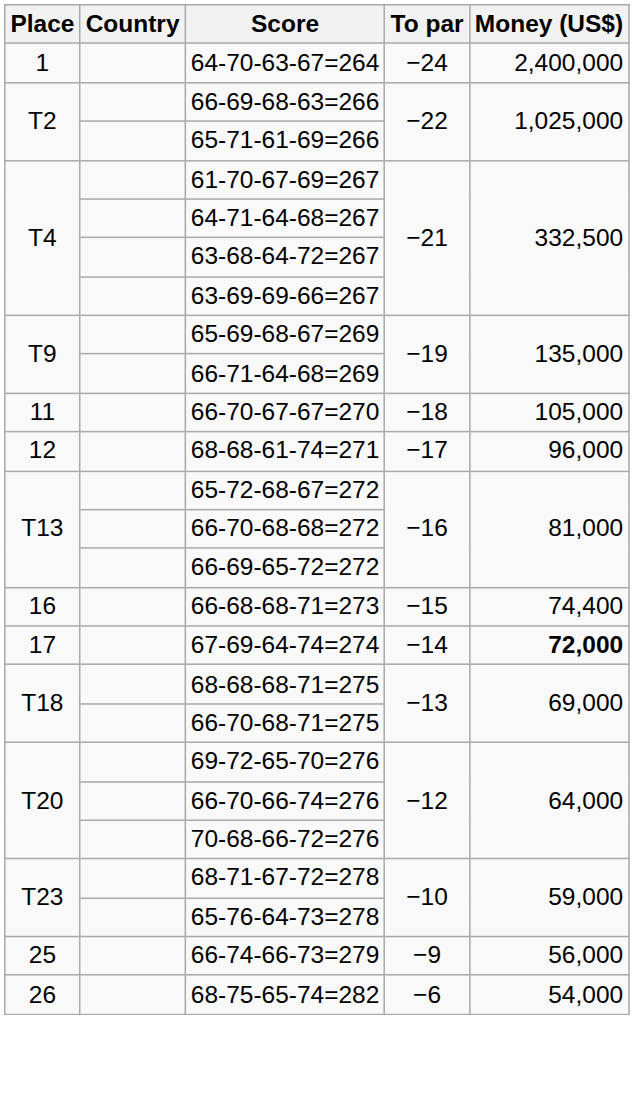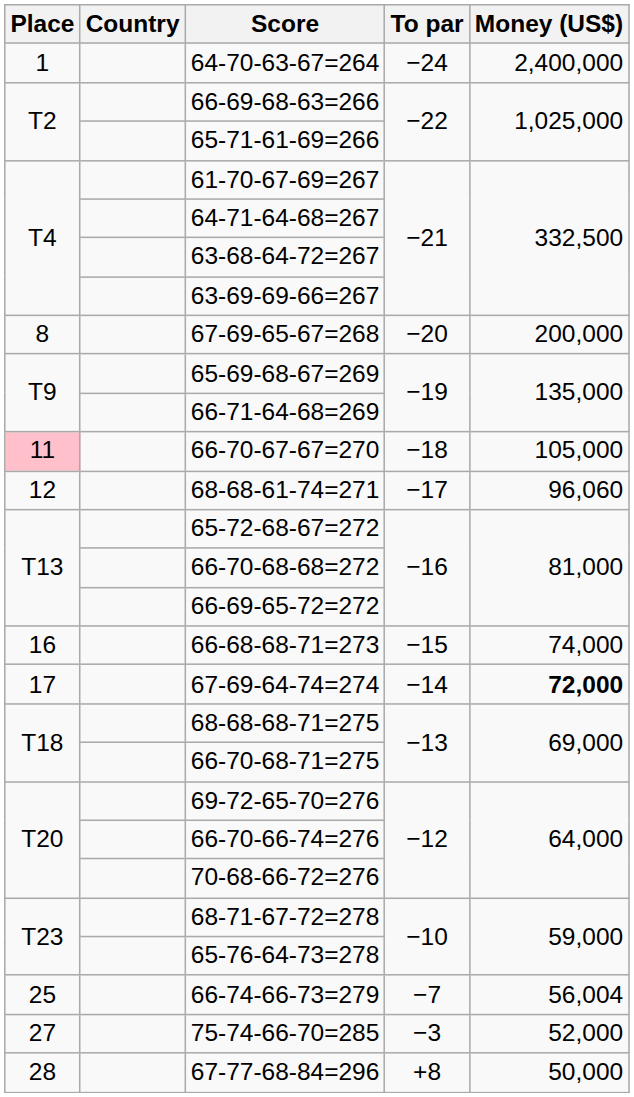+ row: (285, 334)
(42, 412) no background -> (42, 450) pink background
(586, 450) 96,000 -> (586, 489) 96,060
(586, 606) 74,400 -> (586, 645) 74,000
(427, 955) −9 -> (427, 994) −7
(586, 955) 56,000 -> (586, 994) 56,004
- row: (285, 994)
+ row: (285, 1033)
+ row: (285, 1072)
